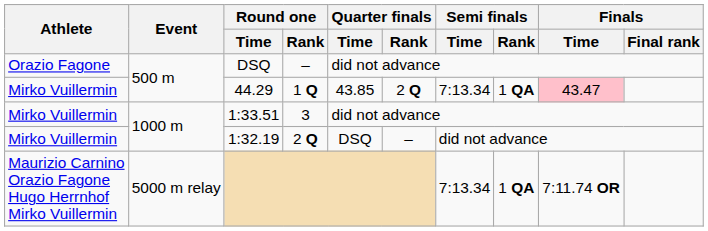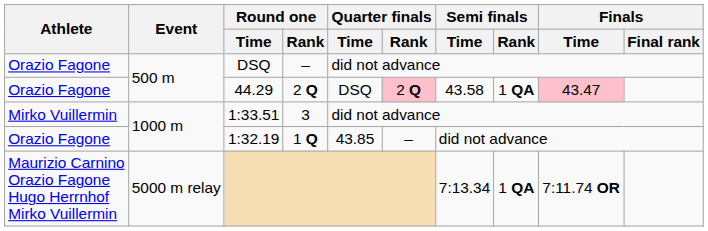(63, 90) Mirko Vuillermin -> (59, 90) Orazio Fagone
(305, 90) 1 Q -> (305, 90) 2 Q
(355, 90) 43.85 -> (355, 90) DSQ
(409, 90) no background -> (409, 90) pink background
(465, 90) 7:13.34 -> (465, 90) 43.58
(63, 139) Mirko Vuillermin -> (59, 139) Orazio Fagone
(305, 139) 2 Q -> (305, 139) 1 Q
(355, 139) DSQ -> (355, 139) 43.85
